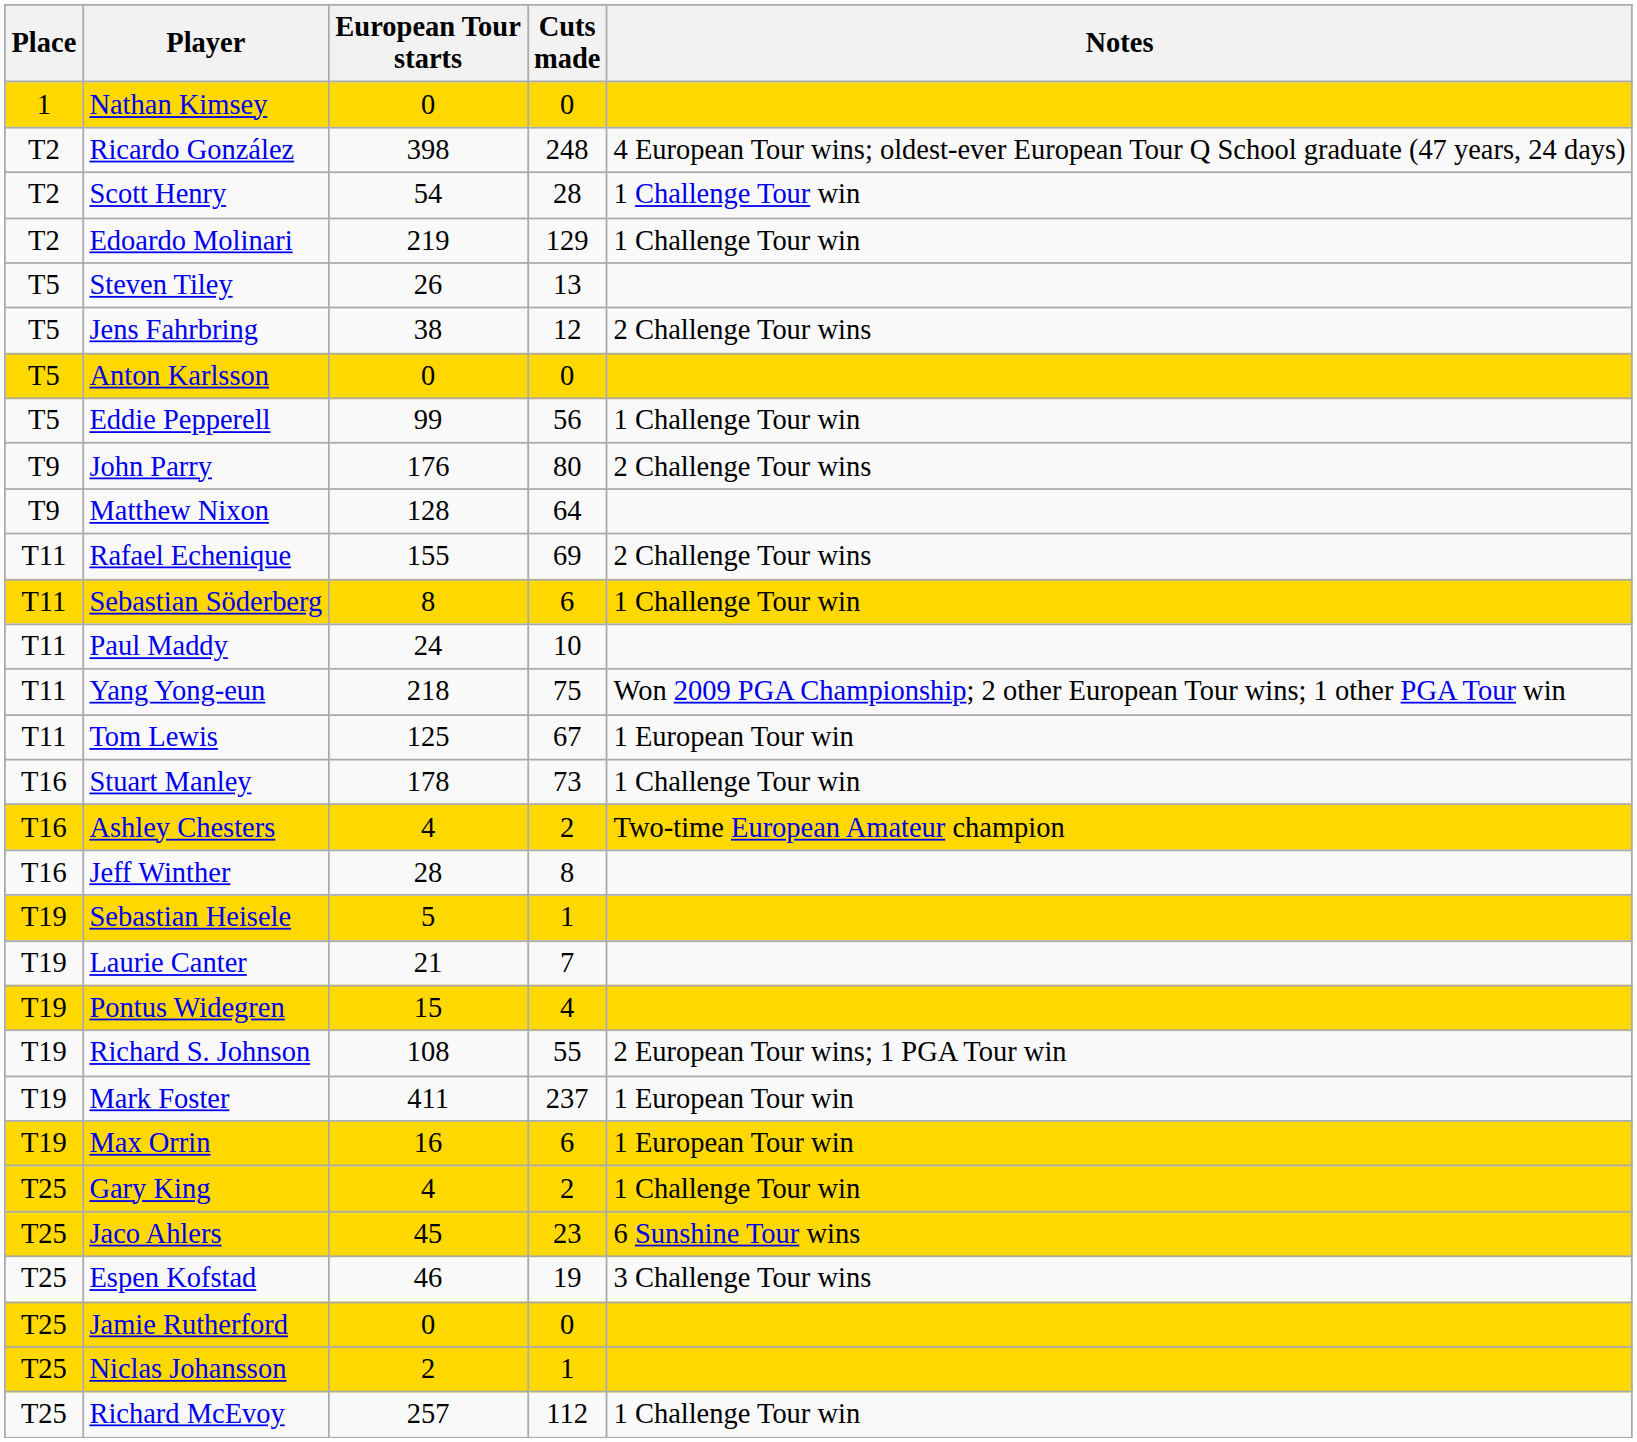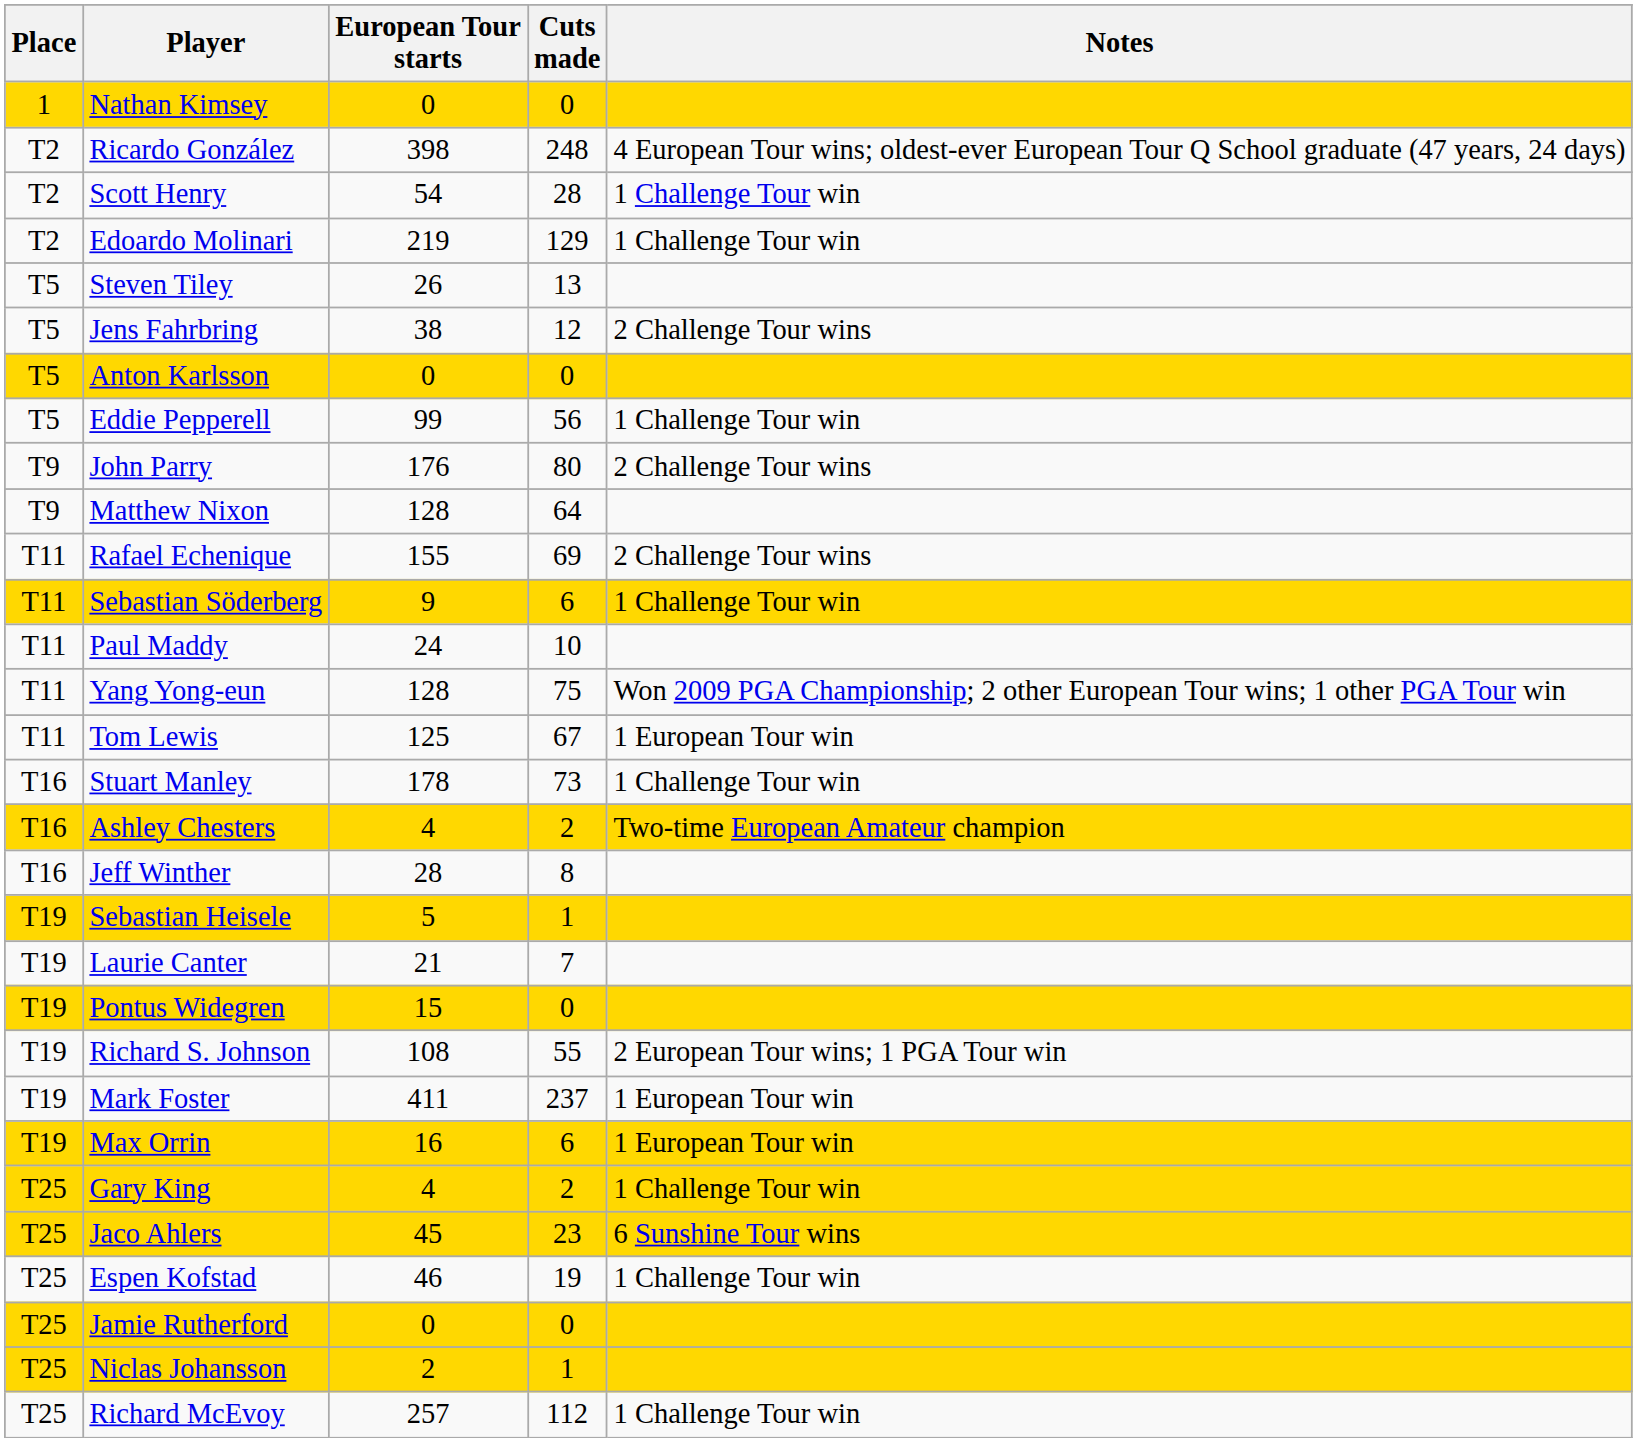(428, 601) 8 -> (428, 601) 9
(428, 691) 218 -> (428, 691) 128
(567, 1007) 4 -> (567, 1007) 0
(742, 1278) 3 Challenge Tour wins -> (737, 1278) 1 Challenge Tour win
